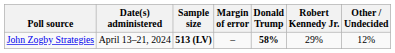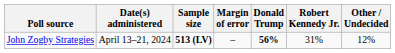(269, 40) 58% -> (269, 40) 56%
(314, 40) 29% -> (314, 40) 31%
